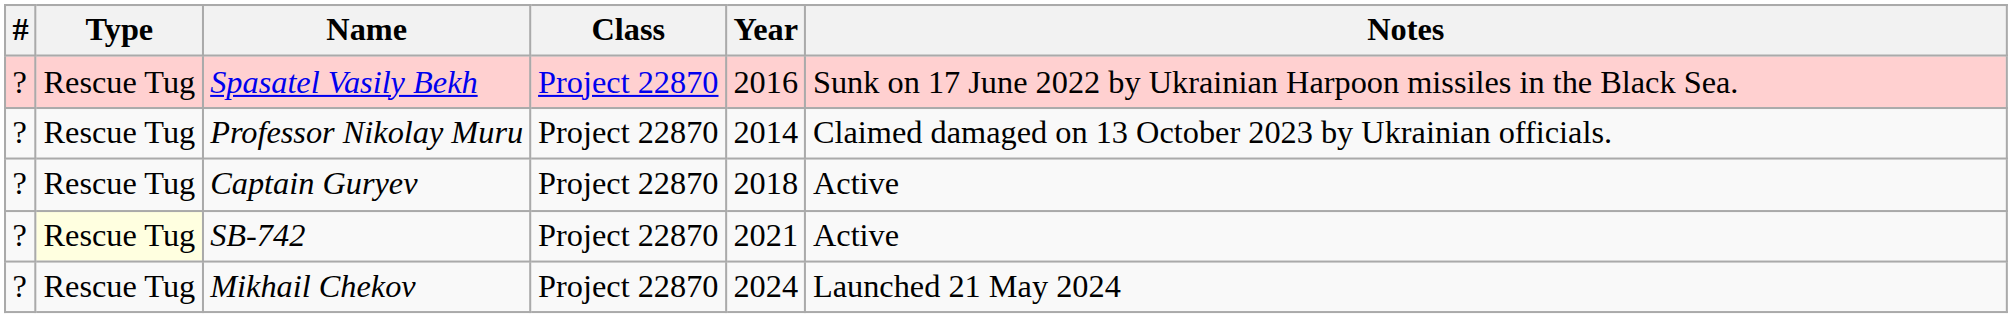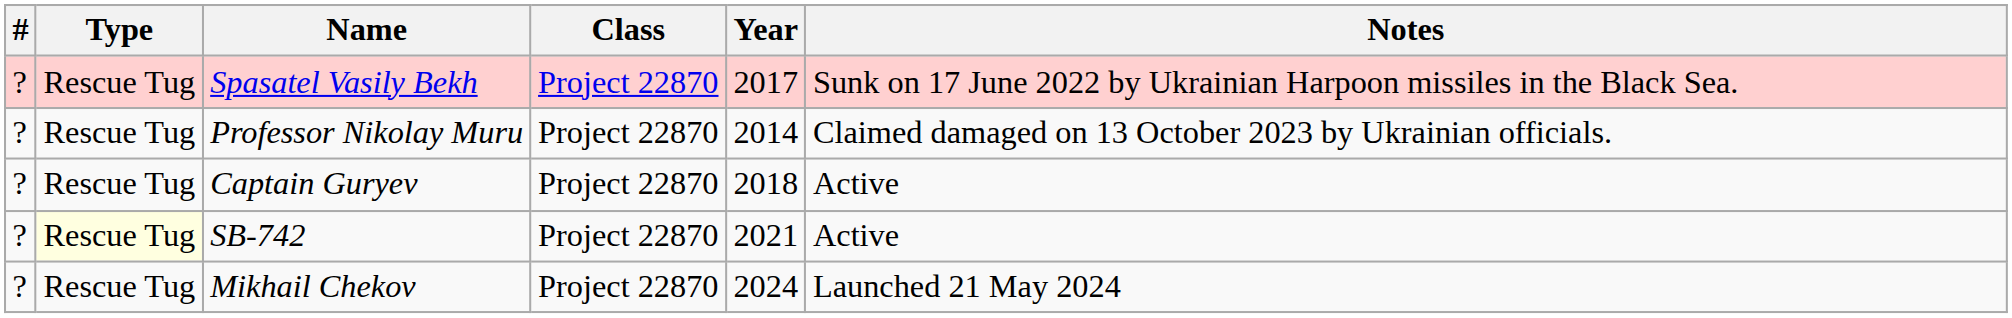(766, 81) 2016 -> (766, 81) 2017
